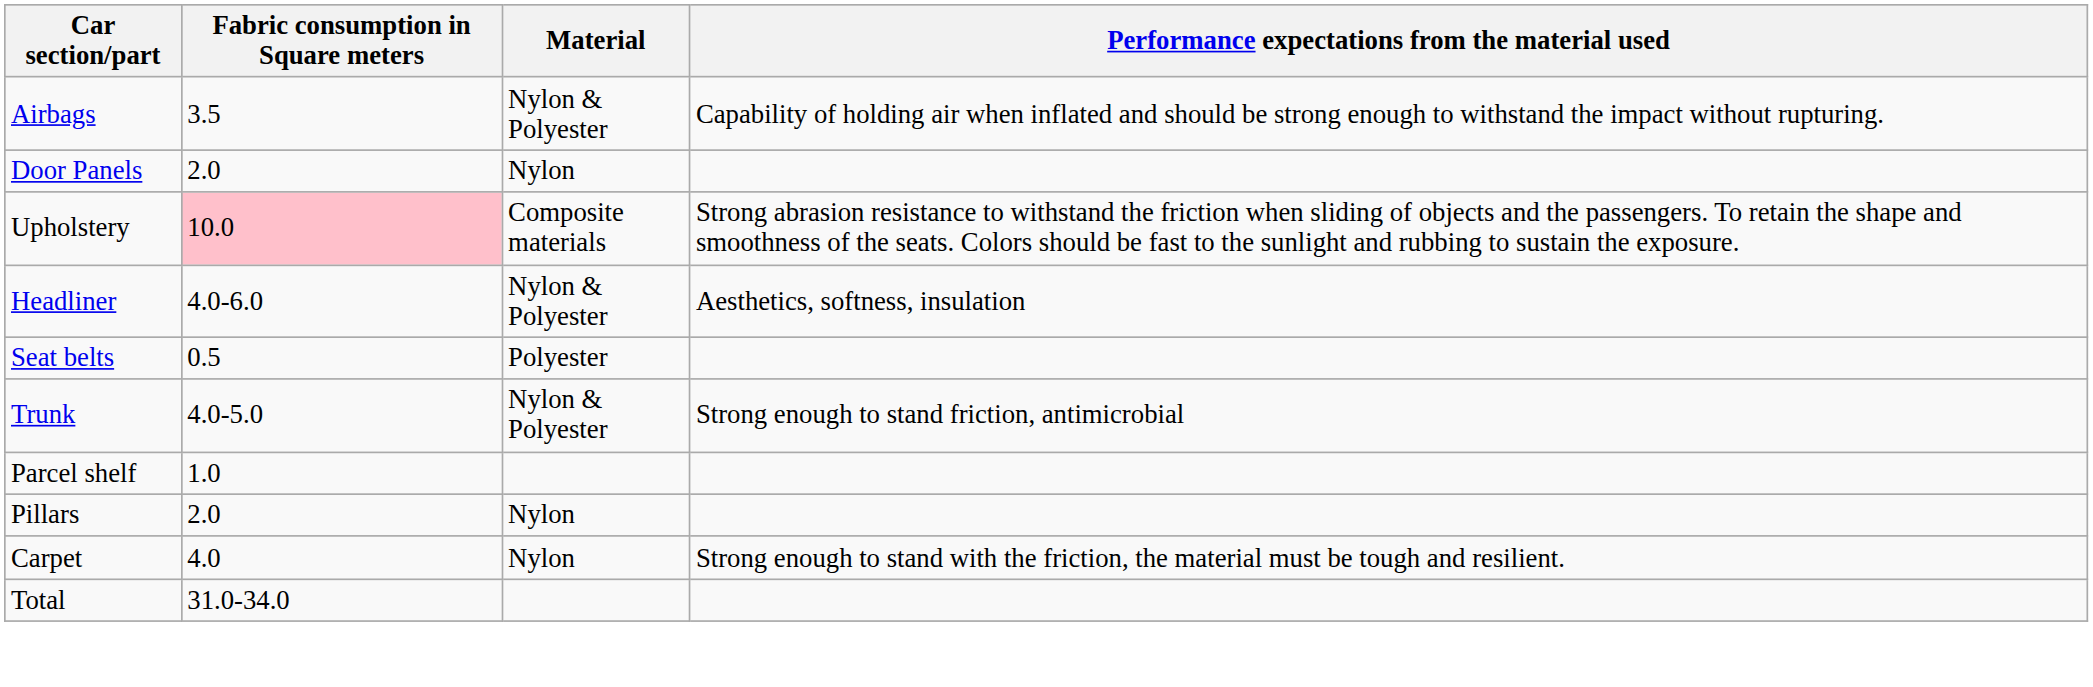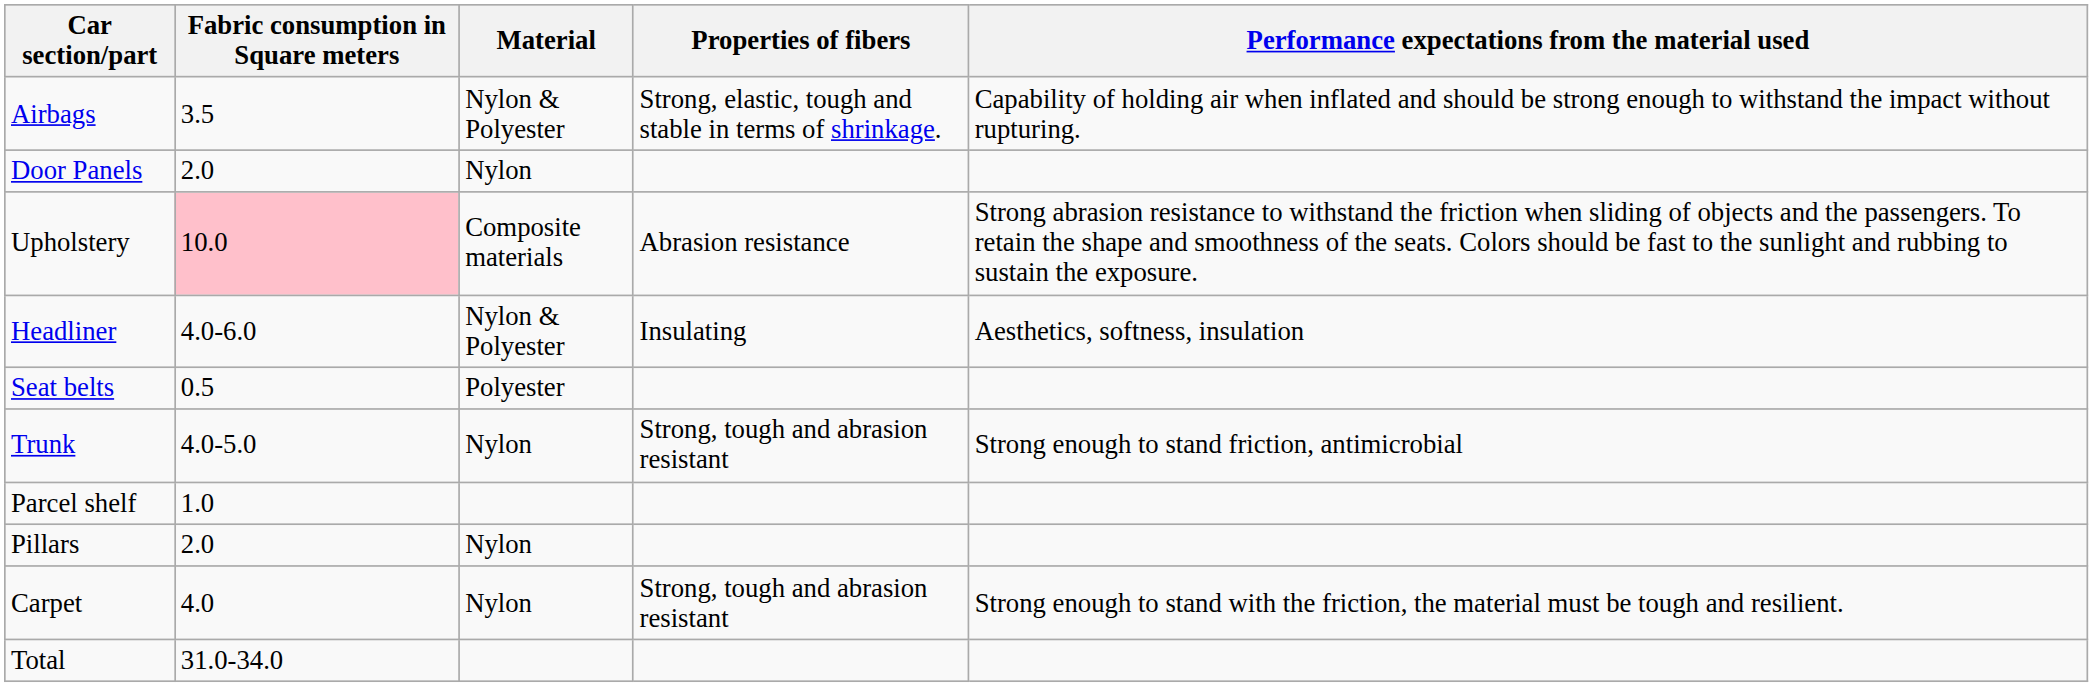+ column: (801, 40)
(558, 415) Nylon & Polyester -> (499, 445) Nylon
